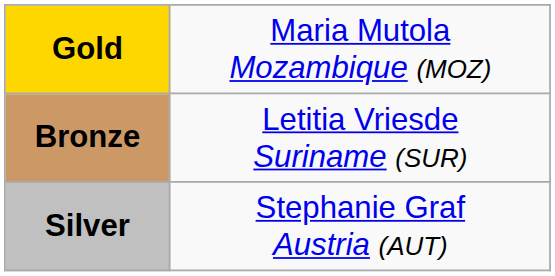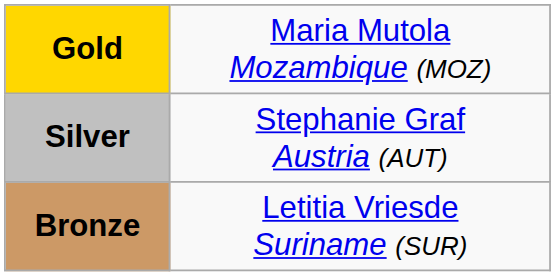rows swapped: (87, 225) <-> (87, 136)
